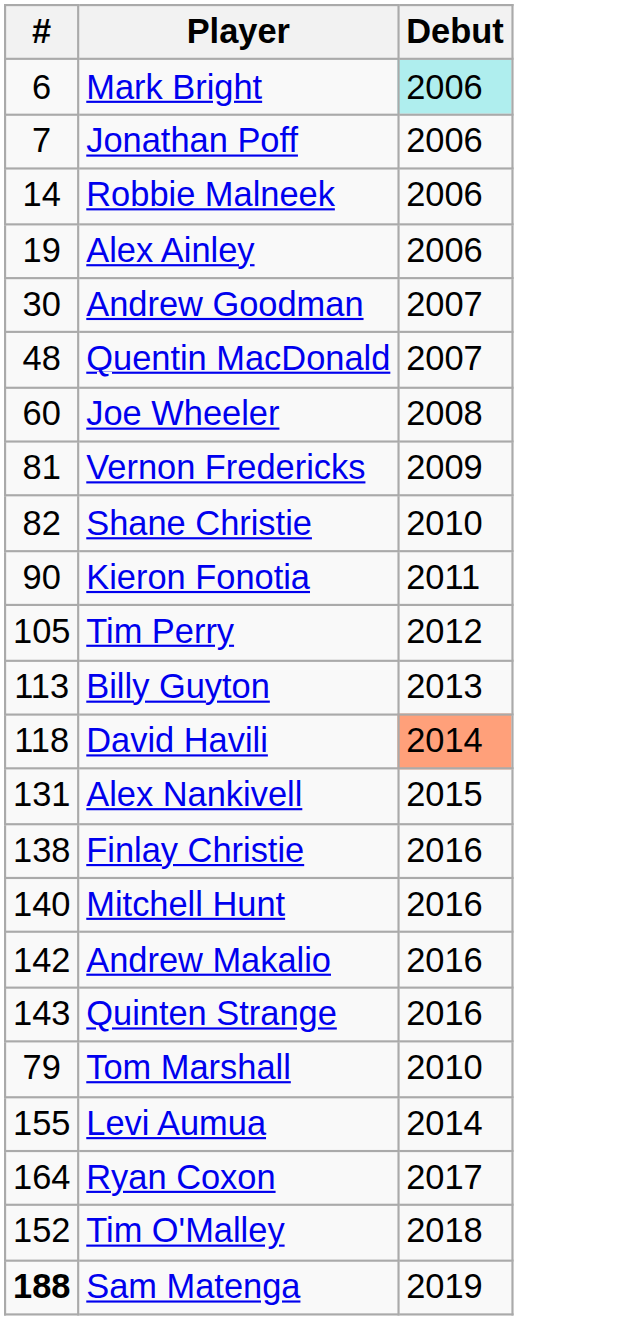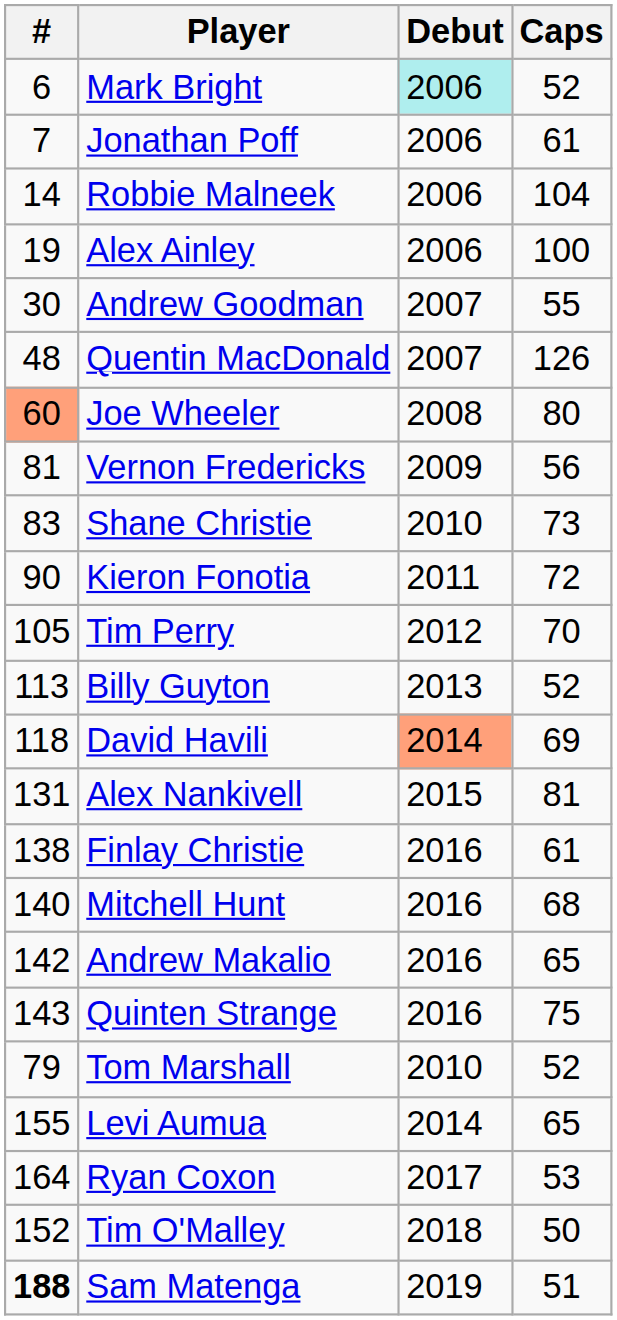+ column: (562, 31)
(42, 413) no background -> (42, 413) lightsalmon background
(42, 522) 82 -> (42, 522) 83
